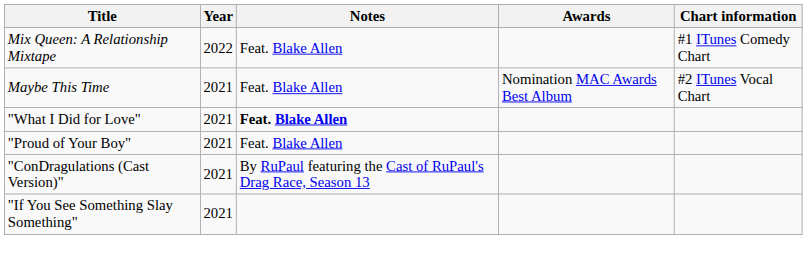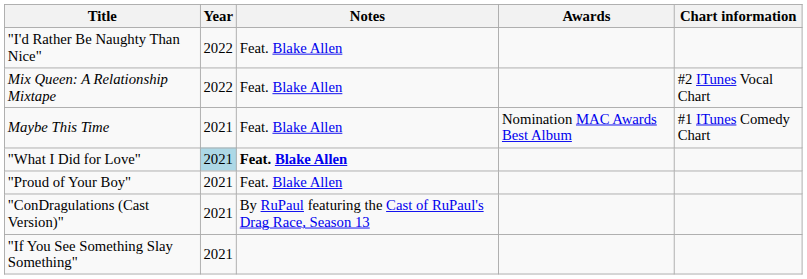+ row: (94, 47)
(734, 47) #1 ITunes Comedy Chart -> (725, 87) #2 ITunes Vocal Chart
(725, 87) #2 ITunes Vocal Chart -> (734, 127) #1 ITunes Comedy Chart
(218, 119) no background -> (218, 159) lightblue background
